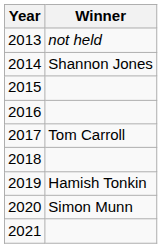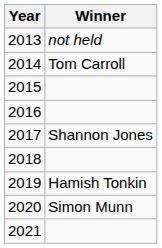(101, 64) Shannon Jones -> (87, 64) Tom Carroll
(87, 135) Tom Carroll -> (101, 135) Shannon Jones
